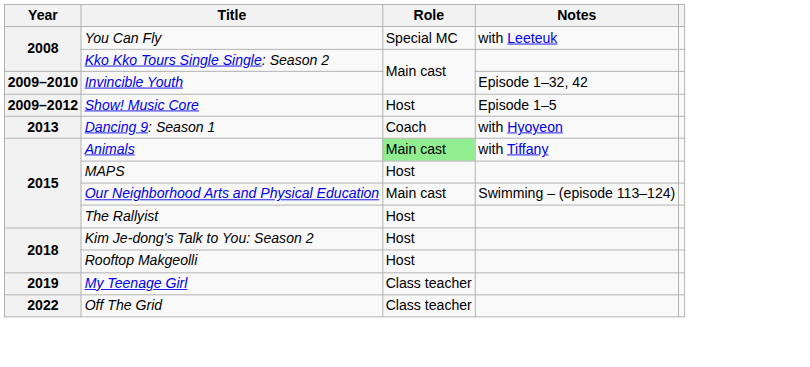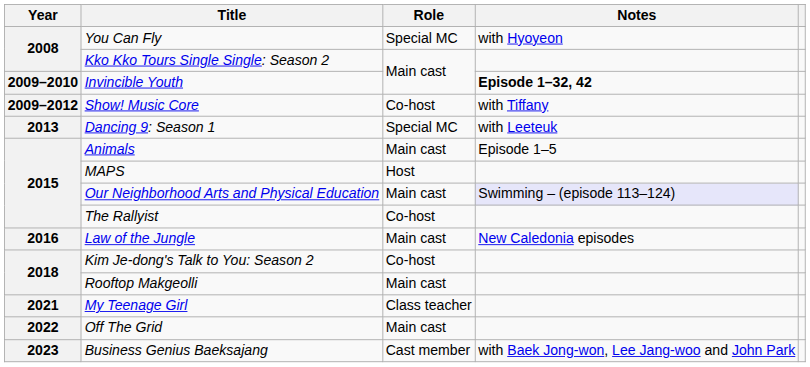(518, 37) with Leeteuk -> (521, 37) with Hyoyeon
(533, 82) normal -> (535, 82) bold
(400, 104) Host -> (410, 104) Co-host
(517, 104) Episode 1–5 -> (513, 104) with Tiffany
(406, 127) Coach -> (422, 127) Special MC
(521, 127) with Hyoyeon -> (518, 127) with Leeteuk
(416, 149) lightgreen background -> (416, 149) no background
(513, 149) with Tiffany -> (517, 149) Episode 1–5
(577, 194) no background -> (577, 194) lavender background
(400, 216) Host -> (410, 216) Co-host
+ row: (140, 238)
(400, 238) Host -> (410, 261) Co-host
(400, 261) Host -> (416, 283) Main cast
(43, 283) 2019 -> (43, 305) 2021
(429, 305) Class teacher -> (416, 328) Main cast
+ row: (176, 350)
